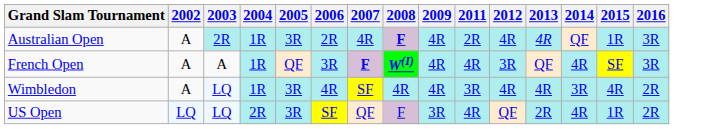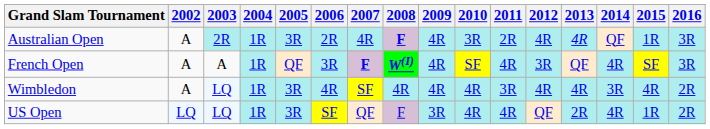+ column: (473, 16)
(258, 112) 2R -> (258, 112) 1R
